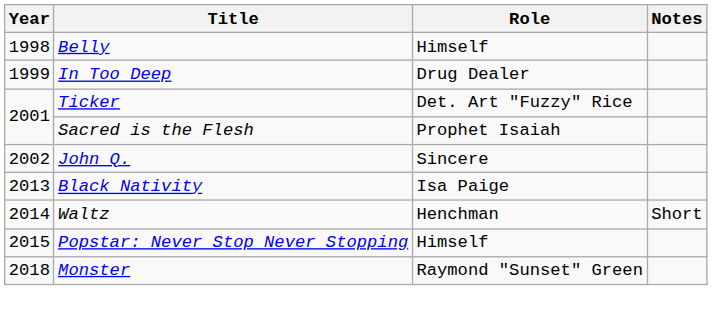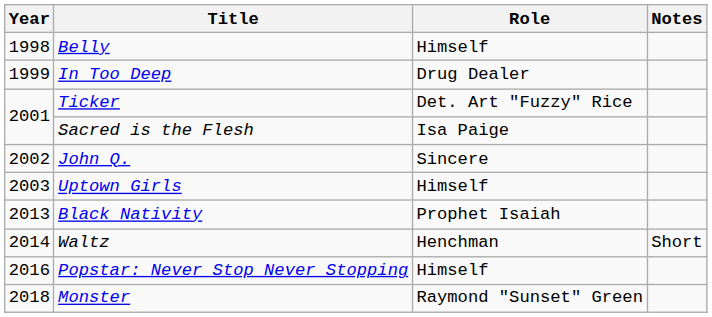(489, 131) Prophet Isaiah -> (463, 131) Isa Paige
+ row: (120, 186)
(463, 186) Isa Paige -> (489, 214) Prophet Isaiah
(29, 242) 2015 -> (29, 270) 2016
